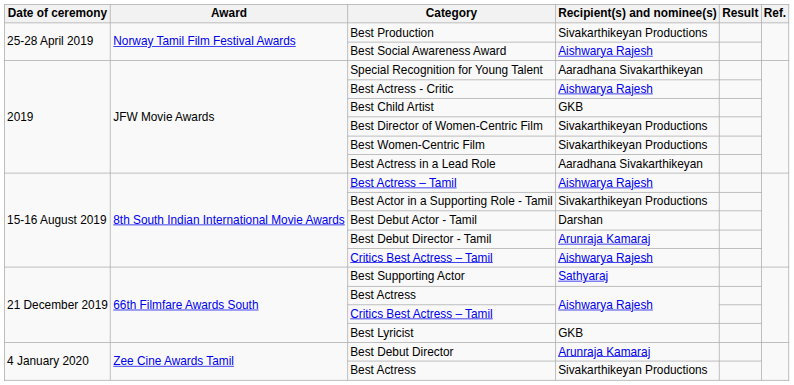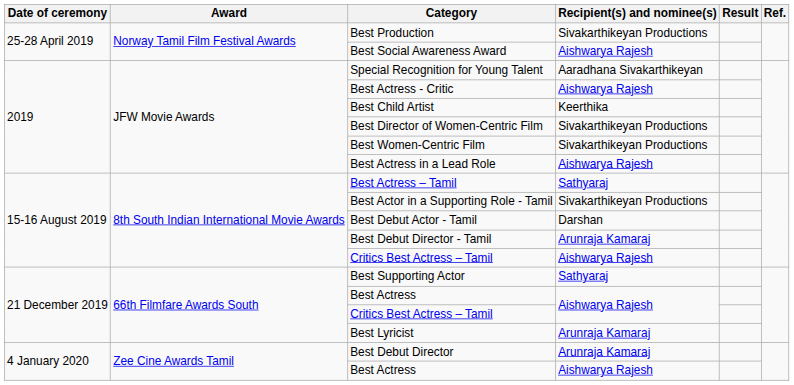(571, 107) GKB -> (583, 107) Keerthika
(631, 164) Aaradhana Sivakarthikeyan -> (606, 164) Aishwarya Rajesh
(606, 182) Aishwarya Rajesh -> (583, 182) Sathyaraj
(571, 333) GKB -> (604, 333) Arunraja Kamaraj
(633, 370) Sivakarthikeyan Productions -> (606, 370) Aishwarya Rajesh
